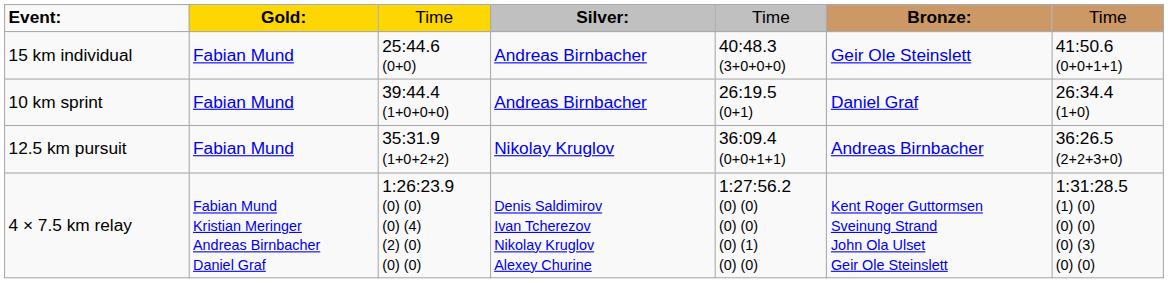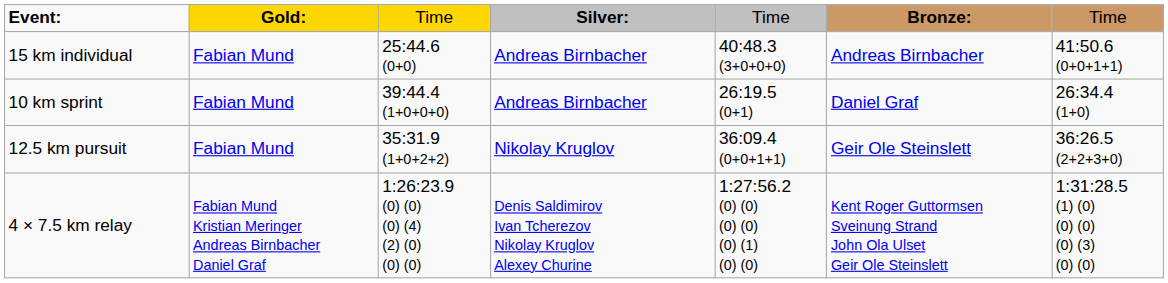(901, 55) Geir Ole Steinslett -> (907, 55) Andreas Birnbacher
(907, 149) Andreas Birnbacher -> (901, 149) Geir Ole Steinslett
